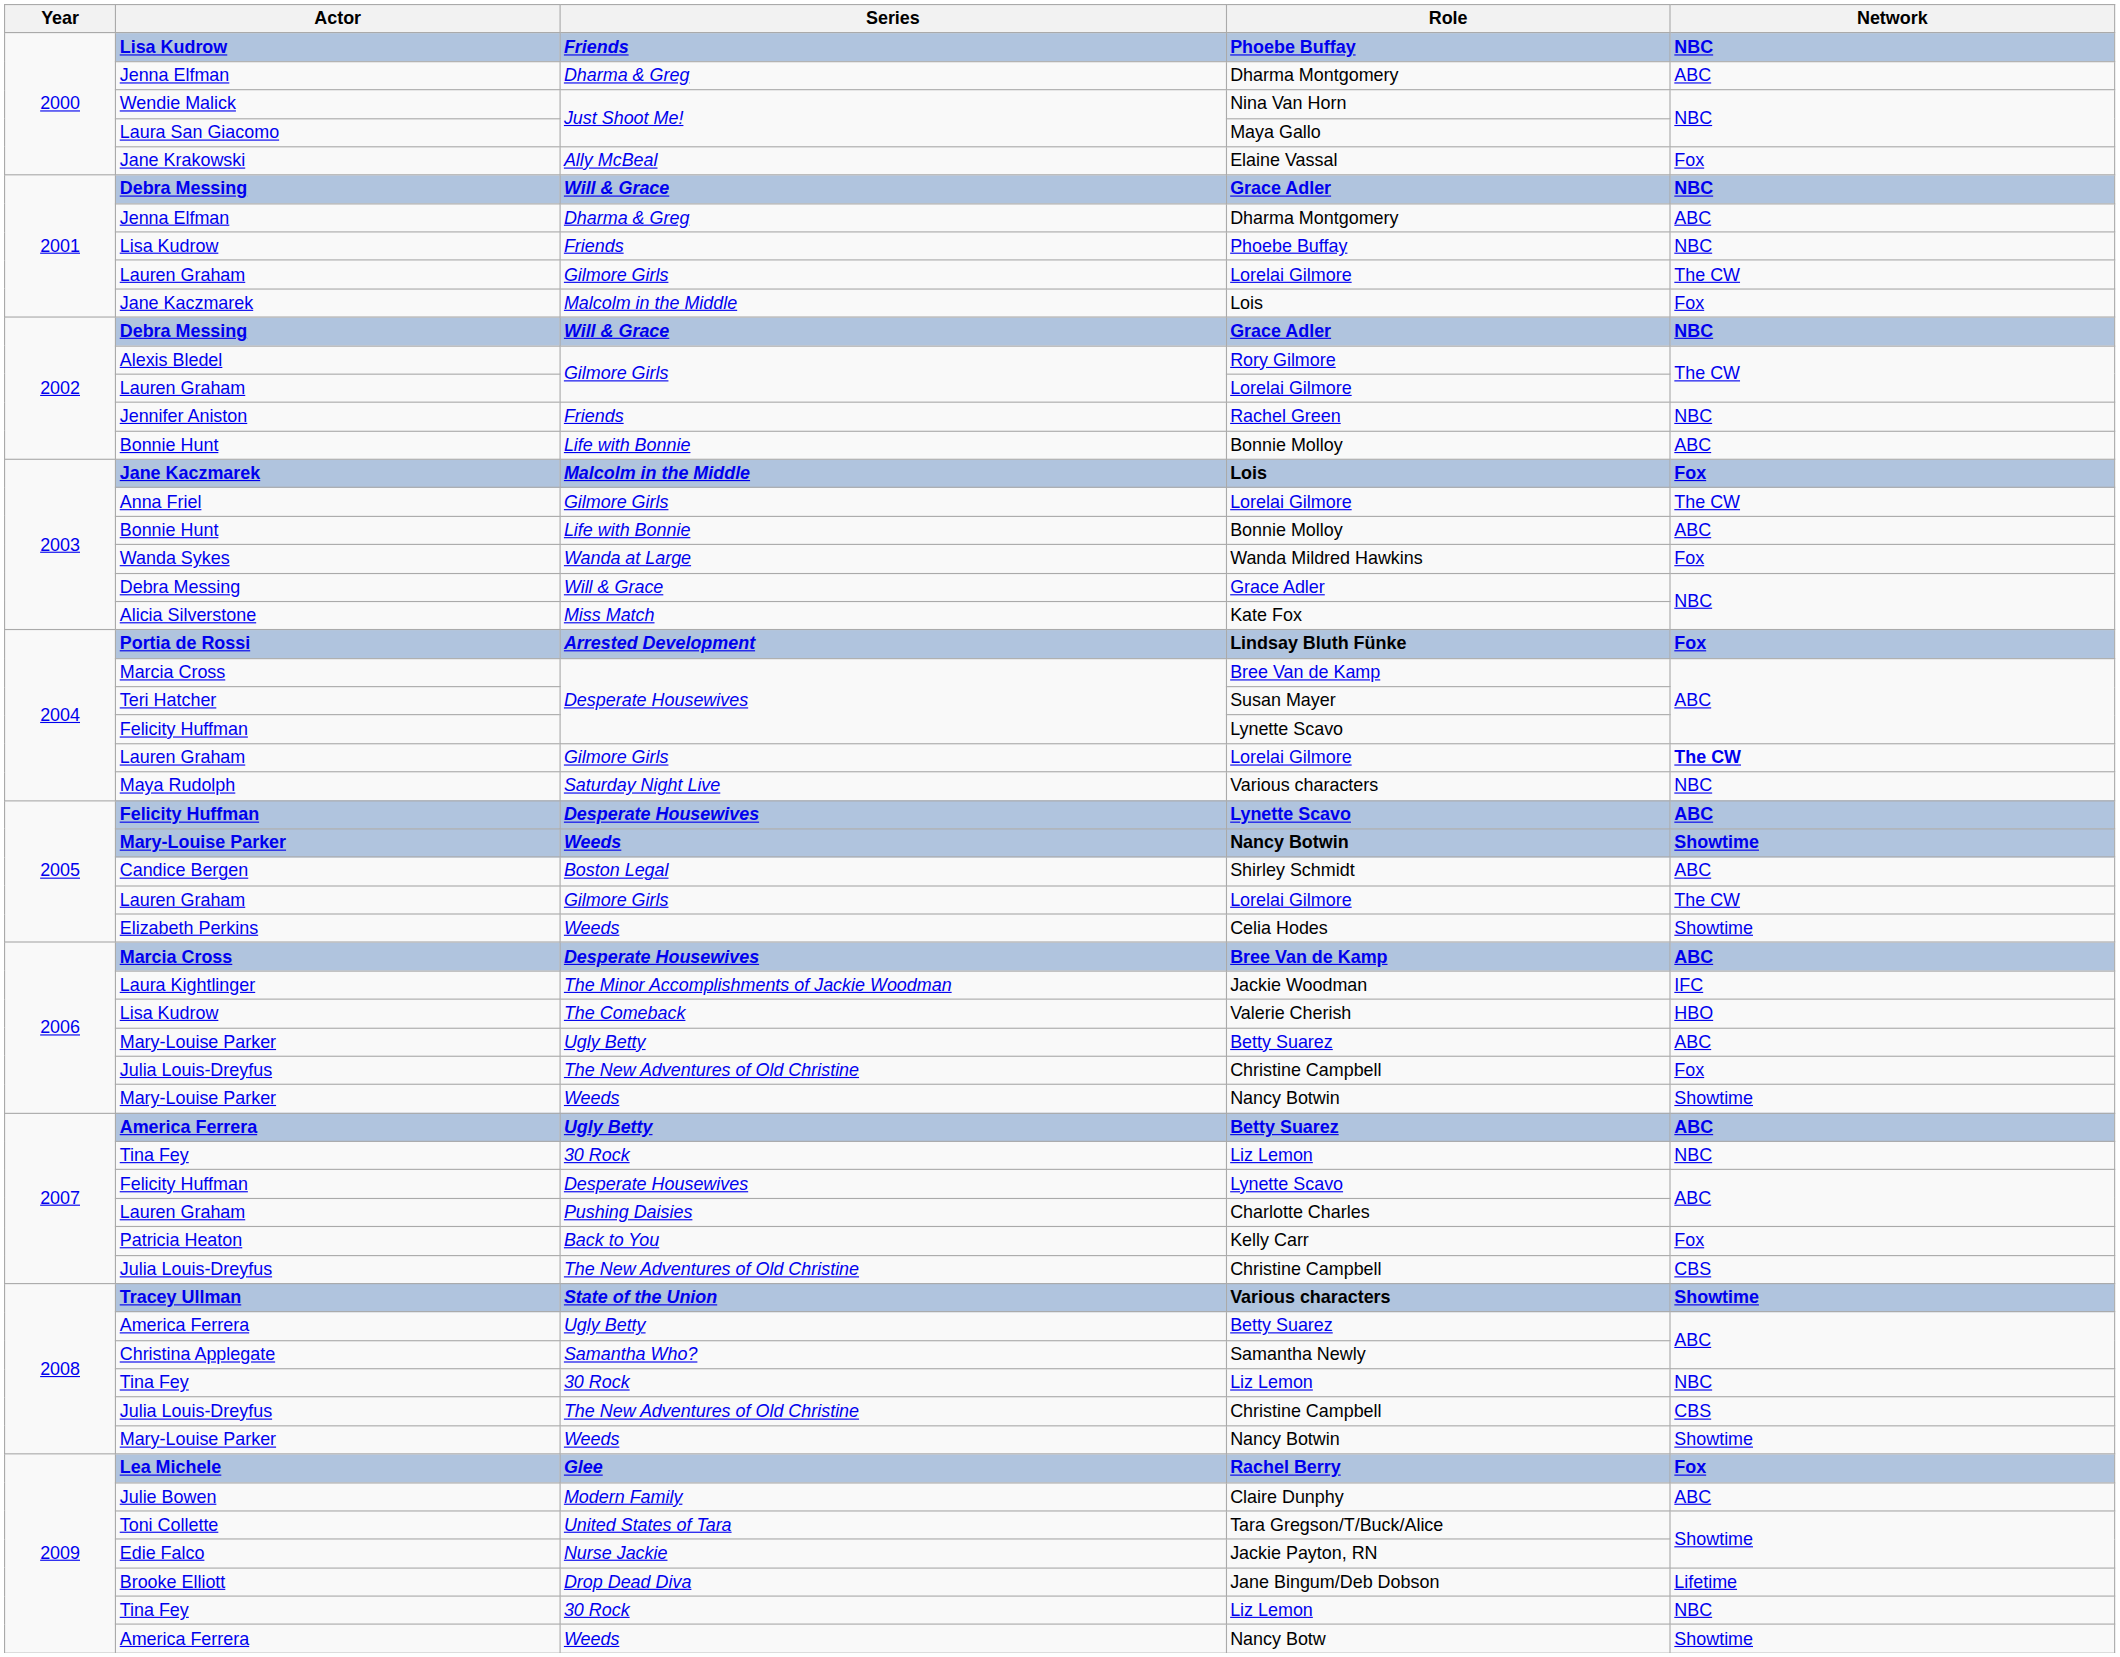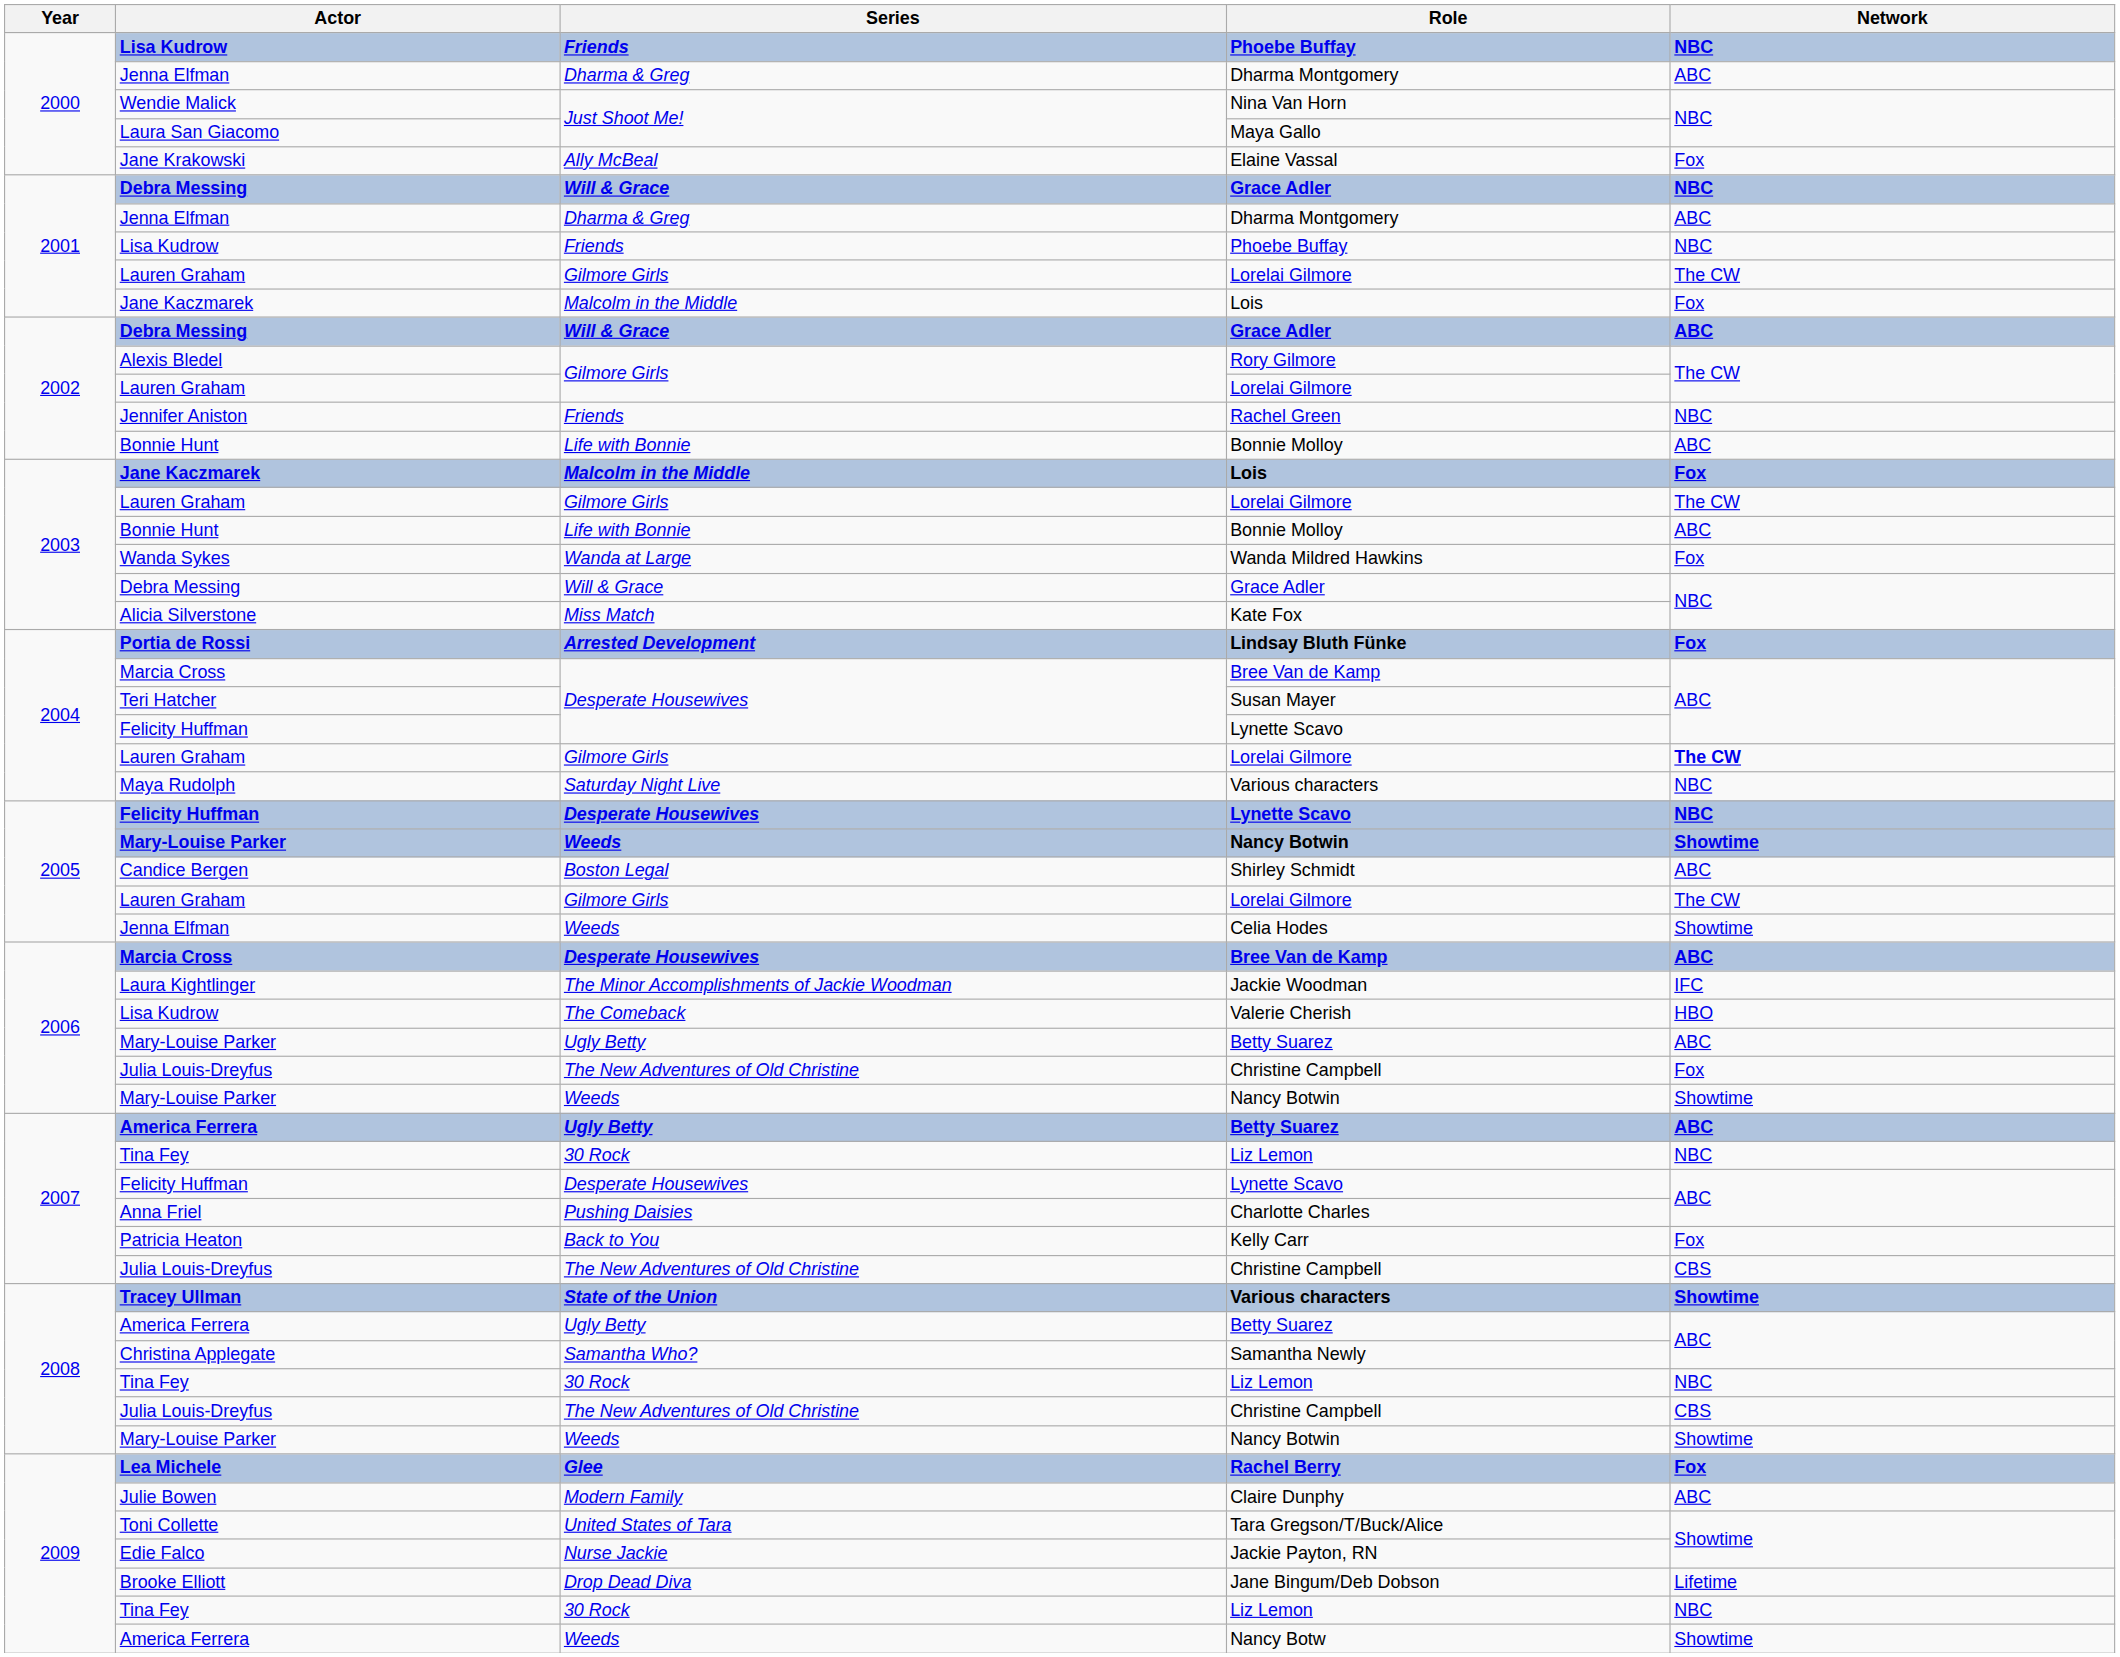(1694, 331) NBC -> (1694, 331) ABC
(161, 501) Anna Friel -> (182, 501) Lauren Graham
(1694, 814) ABC -> (1694, 814) NBC
(189, 928) Elizabeth Perkins -> (175, 928) Jenna Elfman
(182, 1212) Lauren Graham -> (161, 1212) Anna Friel
